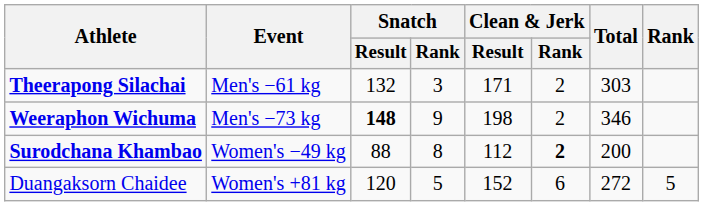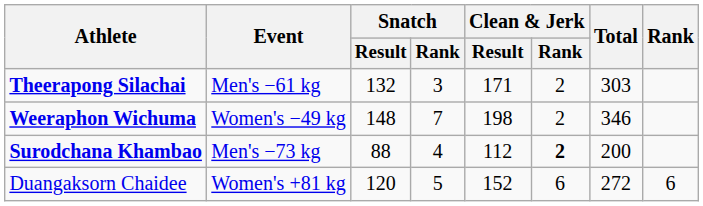(266, 118) Men's −73 kg -> (278, 118) Women's −49 kg
(381, 118) bold -> (381, 118) normal
(438, 118) 9 -> (438, 118) 7
(278, 151) Women's −49 kg -> (266, 151) Men's −73 kg
(438, 151) 8 -> (438, 151) 4
(670, 184) 5 -> (670, 184) 6
